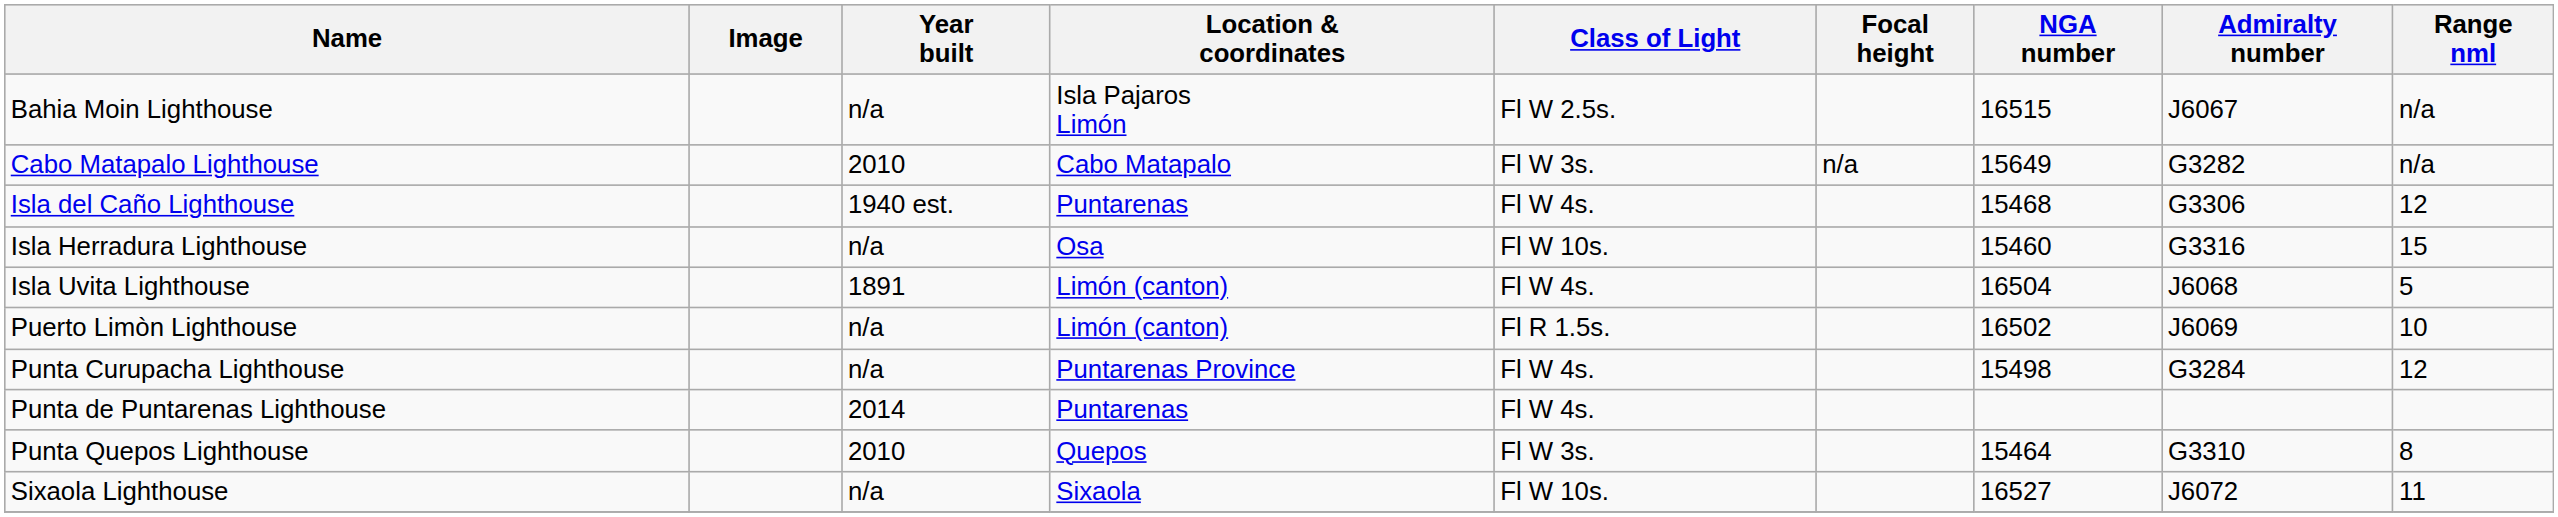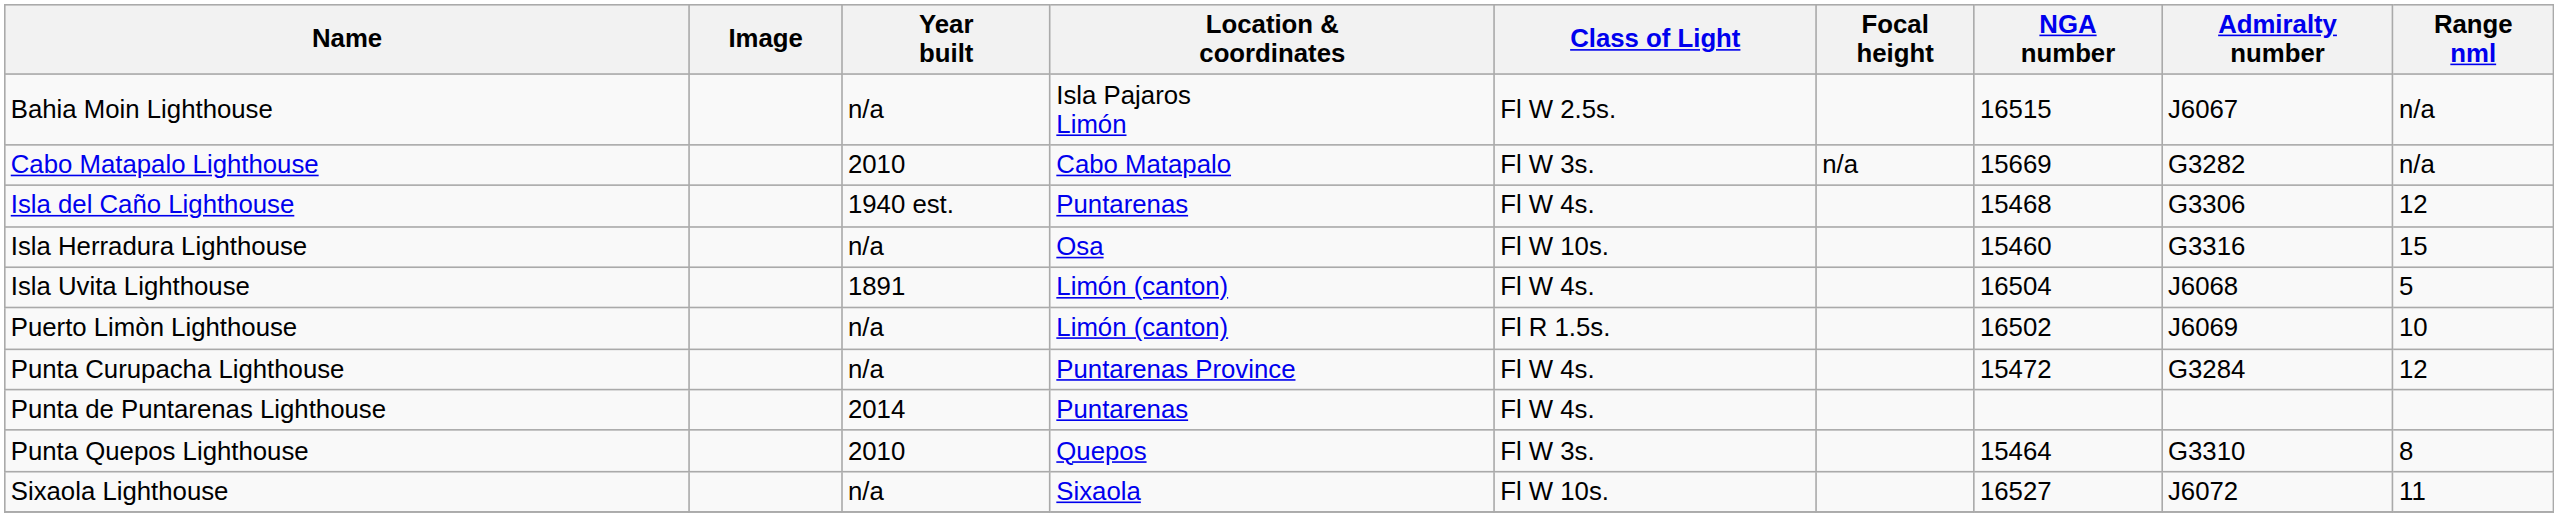(2016, 164) 15649 -> (2016, 164) 15669
(2016, 368) 15498 -> (2016, 368) 15472
